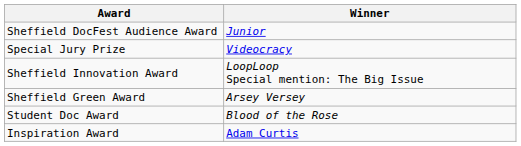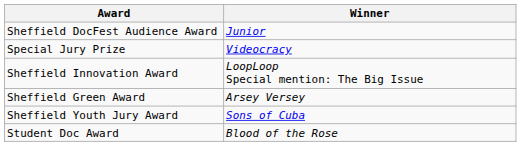+ row: (92, 115)
- row: (63, 133)
